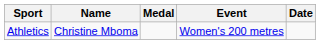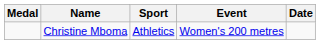columns swapped: (159, 13) <-> (28, 13)
